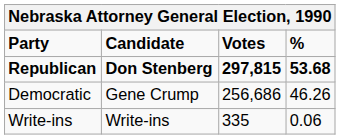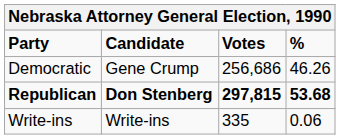rows swapped: (52, 69) <-> (50, 95)
